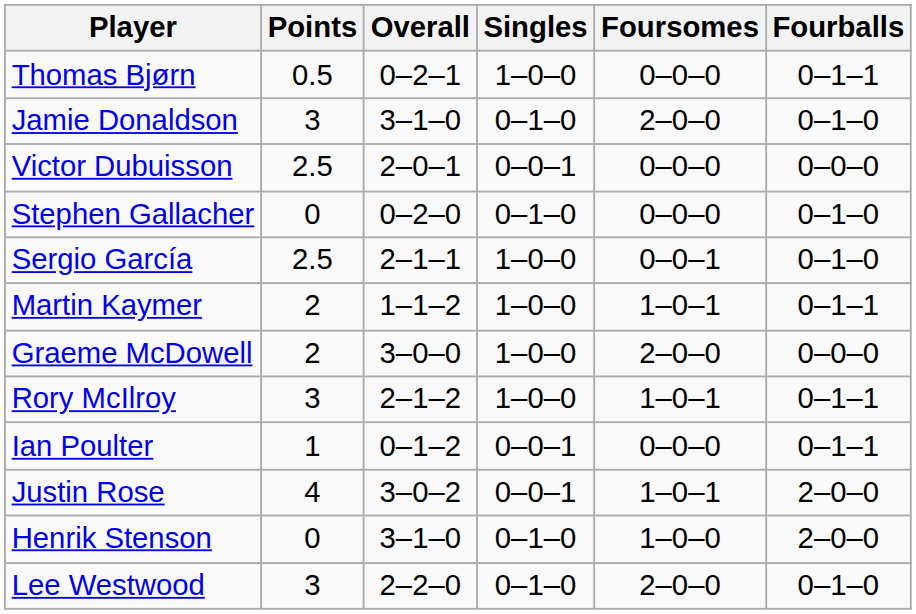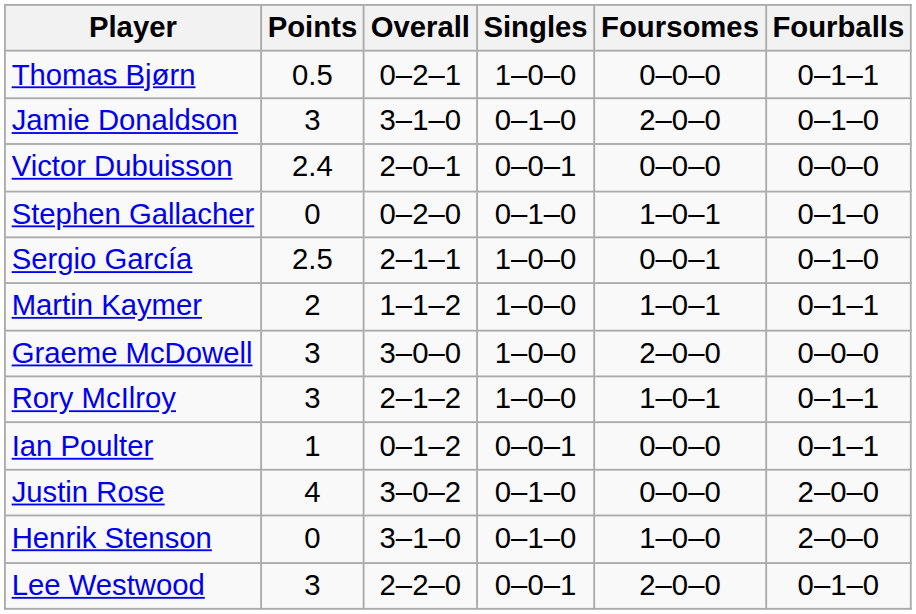(312, 167) 2.5 -> (312, 167) 2.4
(680, 213) 0–0–0 -> (680, 213) 1–0–1
(312, 352) 2 -> (312, 352) 3
(536, 492) 0–0–1 -> (536, 492) 0–1–0
(680, 492) 1–0–1 -> (680, 492) 0–0–0
(536, 584) 0–1–0 -> (536, 584) 0–0–1
